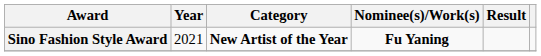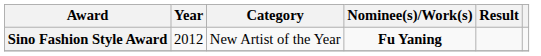(189, 39) 2021 -> (189, 39) 2012
(279, 39) bold -> (275, 39) normal
